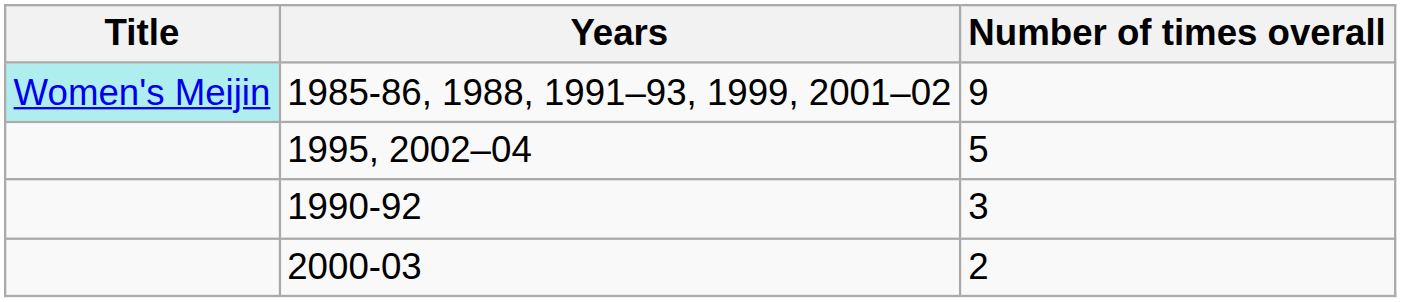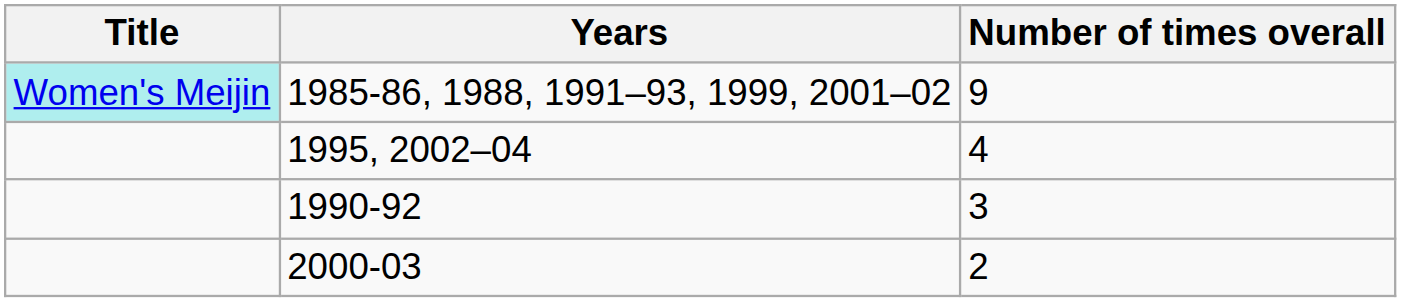(979, 149) 5 -> (979, 149) 4
